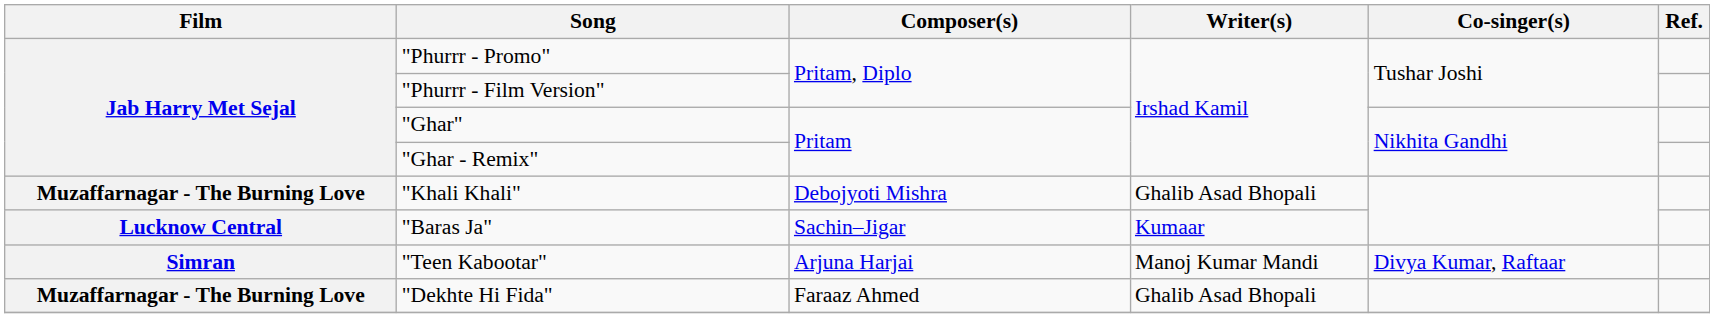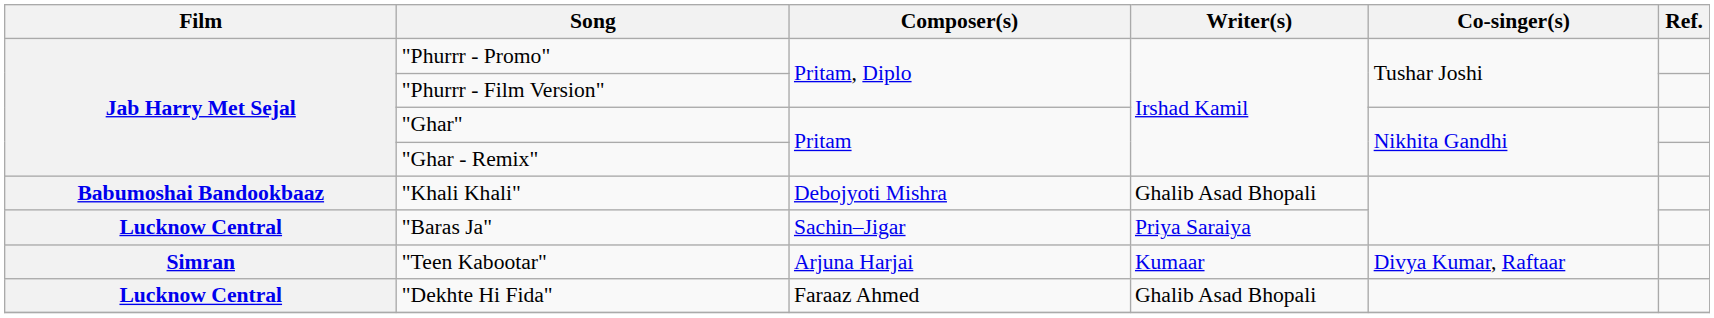(201, 192) Muzaffarnagar - The Burning Love -> (201, 192) Babumoshai Bandookbaaz
(1170, 227) Kumaar -> (1193, 227) Priya Saraiya
(1227, 261) Manoj Kumar Mandi -> (1170, 261) Kumaar
(201, 295) Muzaffarnagar - The Burning Love -> (201, 295) Lucknow Central
